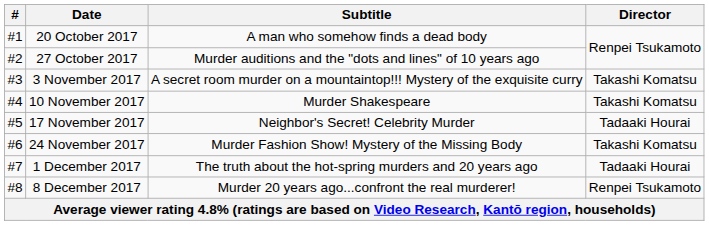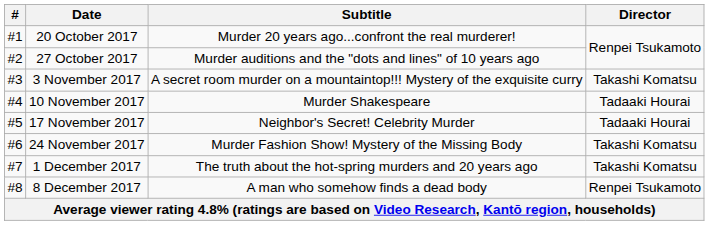(367, 36) A man who somehow finds a dead body -> (367, 36) Murder 20 years ago...confront the real murderer!
(645, 101) Takashi Komatsu -> (645, 101) Tadaaki Hourai
(645, 166) Tadaaki Hourai -> (645, 166) Takashi Komatsu
(367, 187) Murder 20 years ago...confront the real murderer! -> (367, 187) A man who somehow finds a dead body
